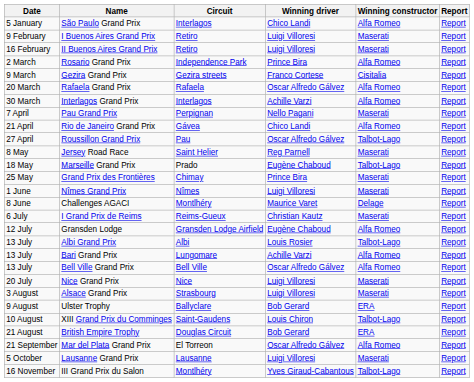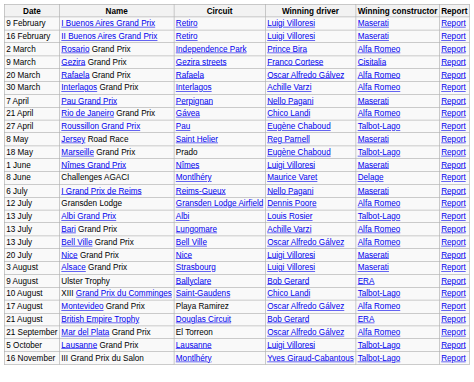- row: (101, 23)
(306, 139) Oscar Alfredo Gálvez -> (299, 126) Eugène Chaboud
- row: (108, 178)
(295, 216) Christian Kautz -> (290, 190) Nello Pagani
(299, 229) Eugène Chaboud -> (292, 203) Dennis Poore
(290, 319) Louis Chiron -> (289, 293) Chico Landi
+ row: (103, 306)
(373, 358) Maserati -> (379, 345) Talbot-Lago
